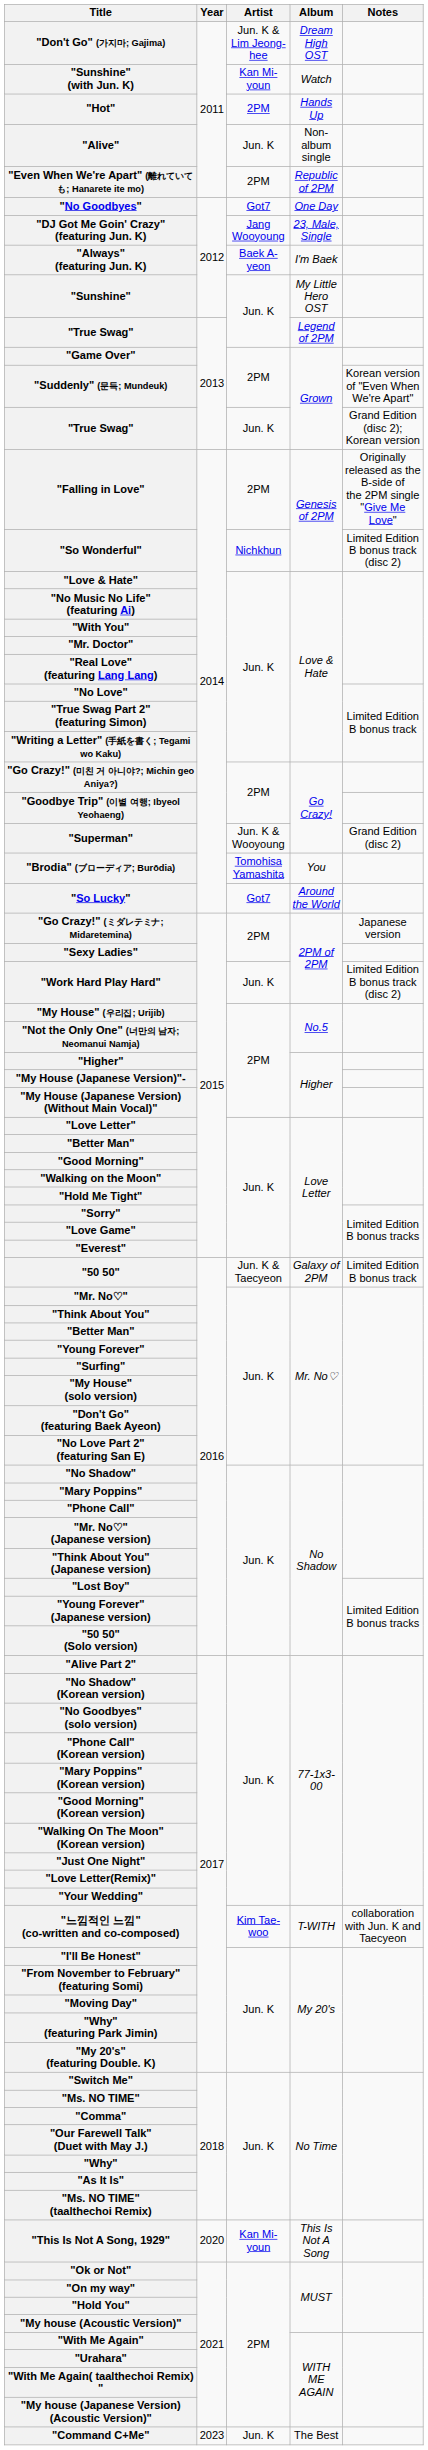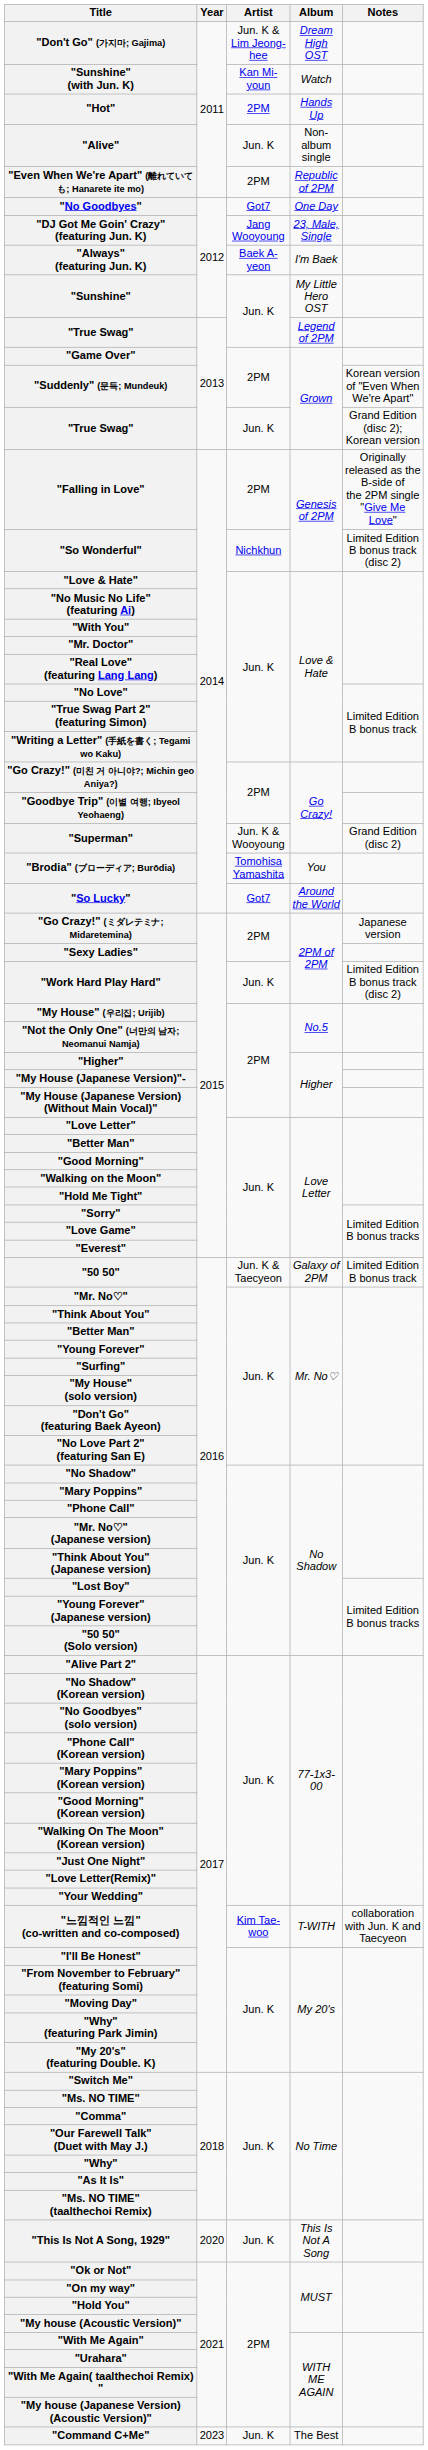(258, 2241) Kan Mi-youn -> (258, 2241) Jun. K
